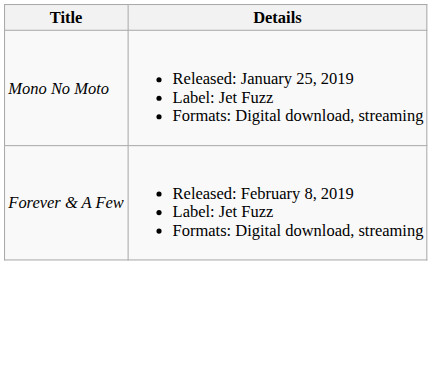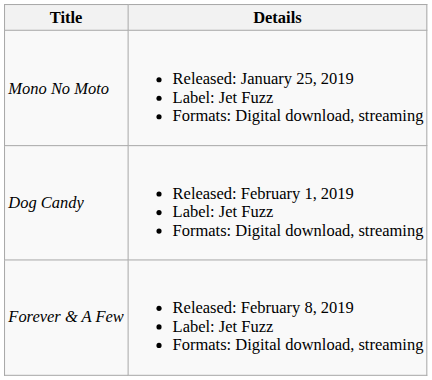+ row: (46, 202)
